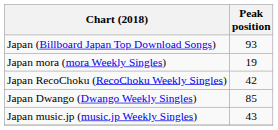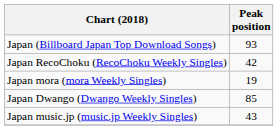rows swapped: (117, 80) <-> (87, 62)
